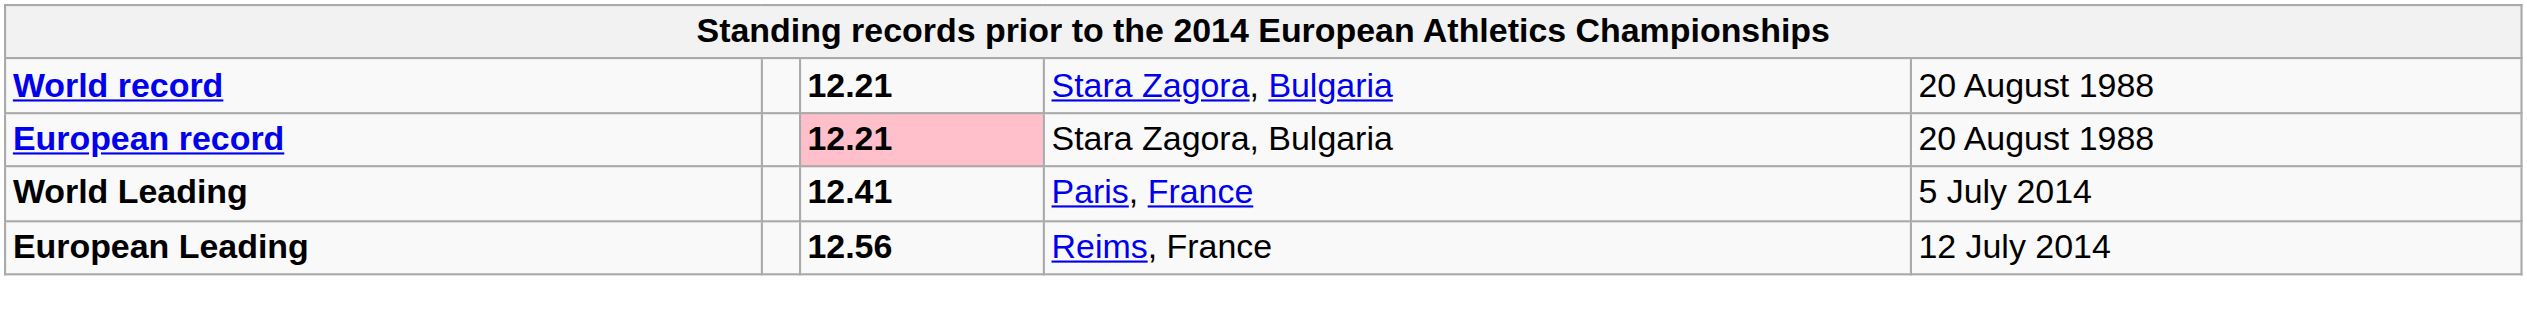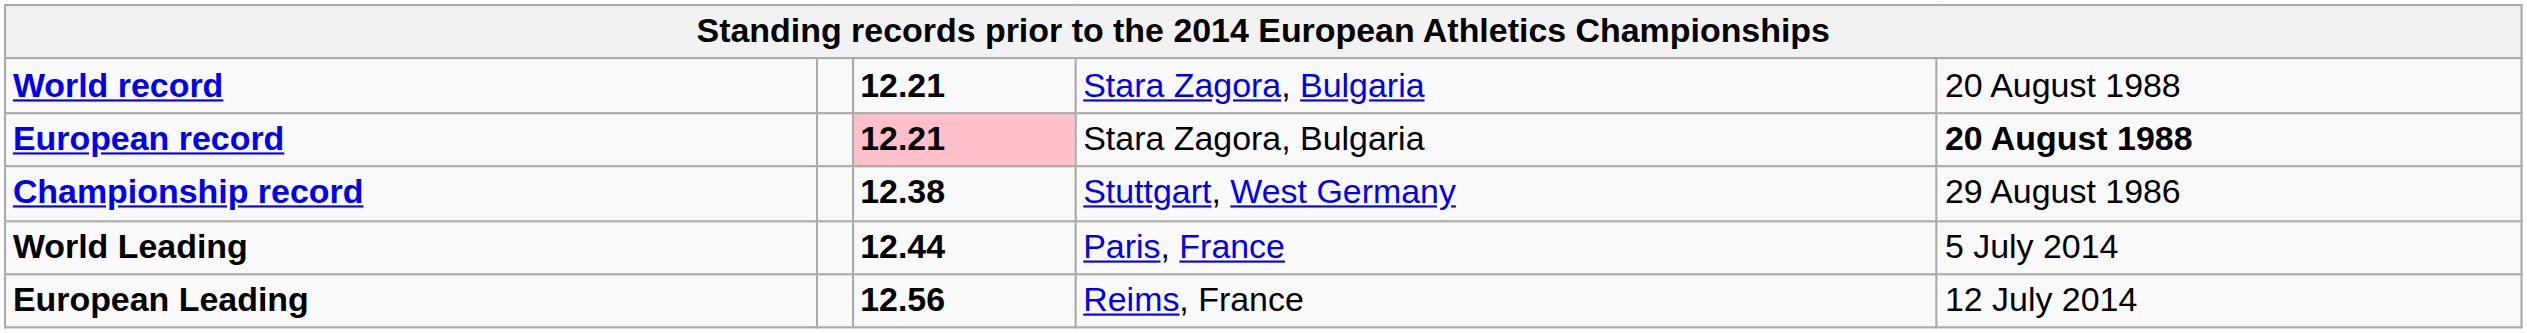(2036, 138) normal -> (2069, 138) bold
+ row: (188, 192)
(850, 192) 12.41 -> (903, 246) 12.44
